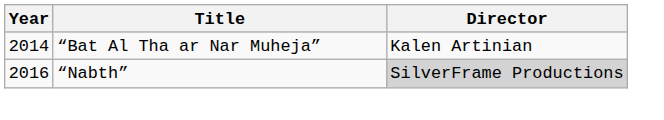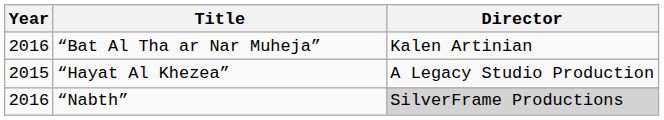(29, 46) 2014 -> (29, 46) 2016
+ row: (144, 74)
